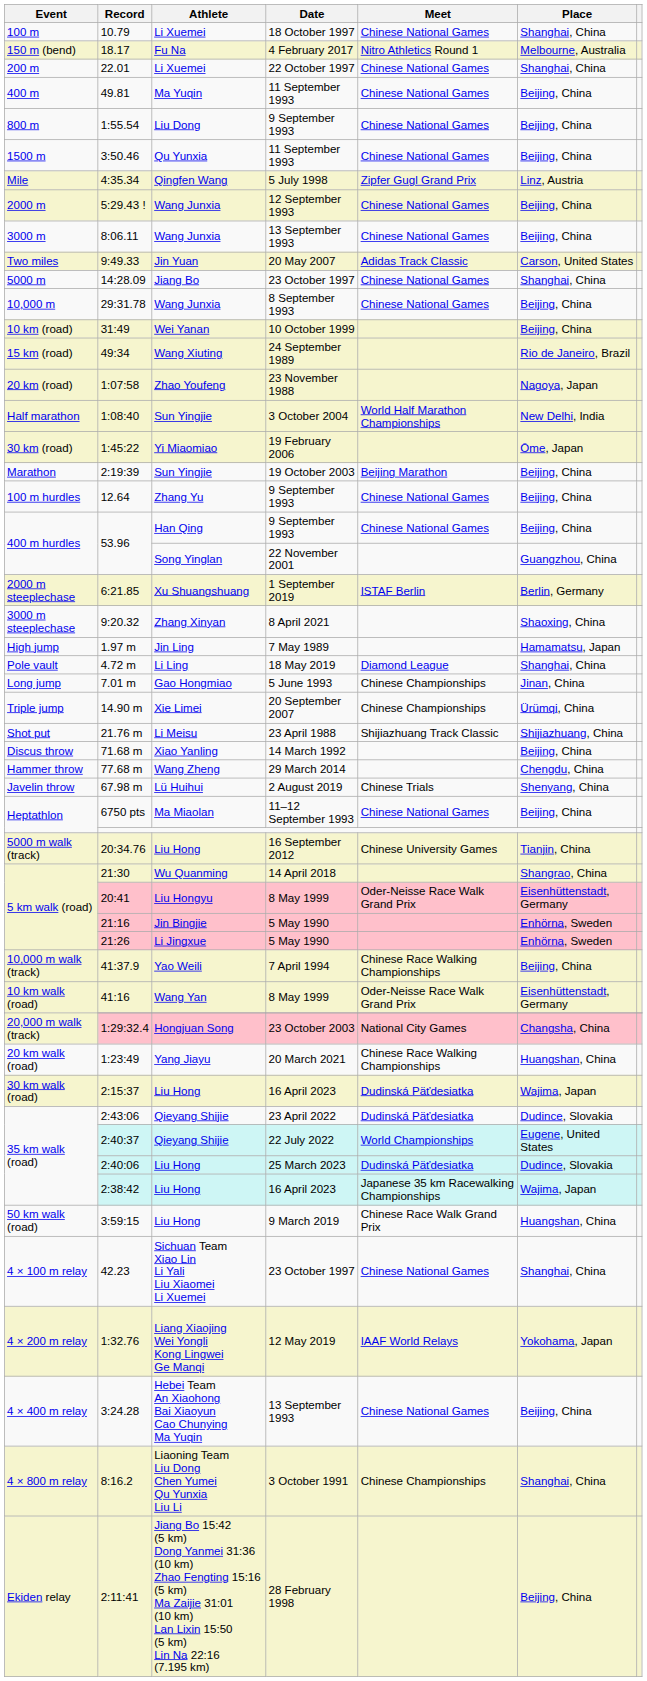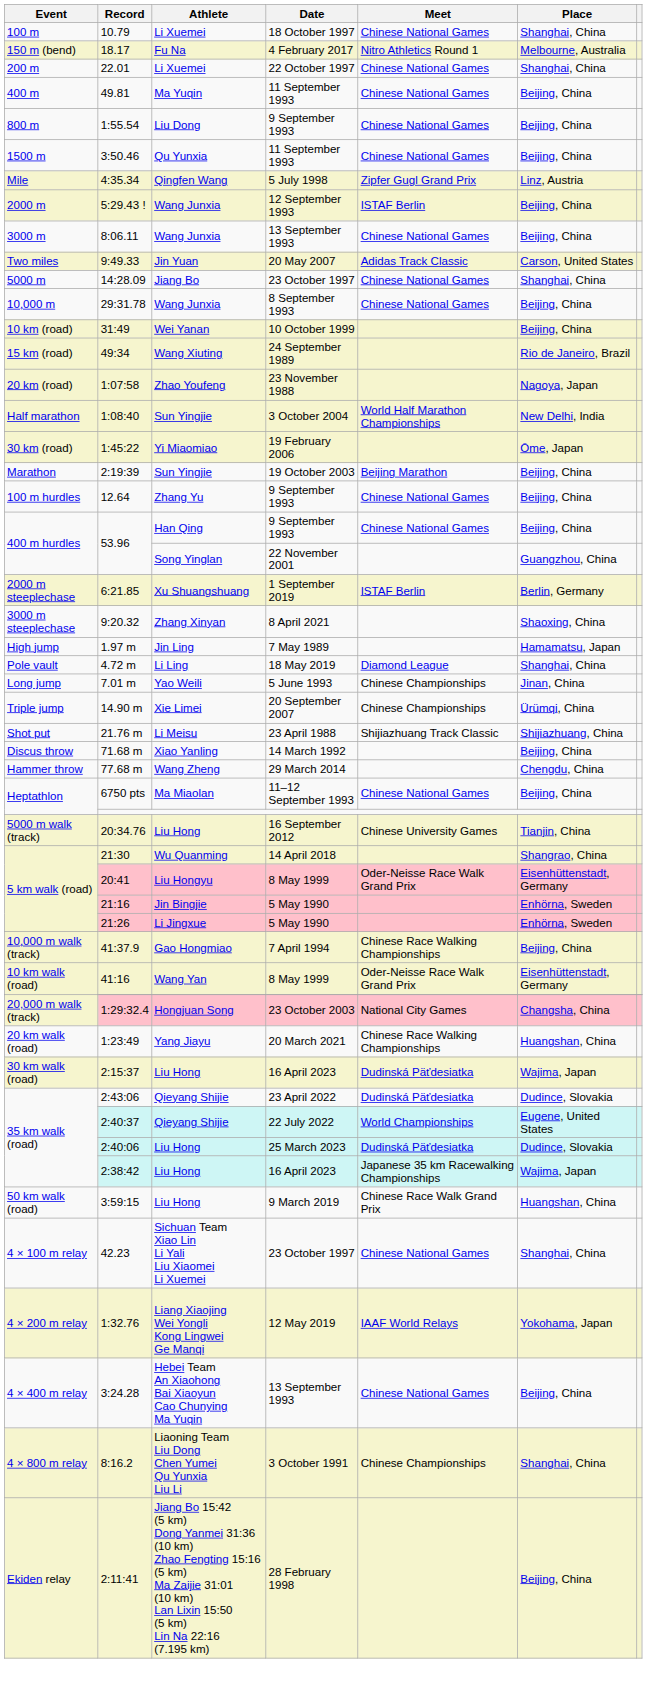(425, 205) Chinese National Games -> (393, 205) ISTAF Berlin
(193, 683) Gao Hongmiao -> (178, 683) Yao Weili
- row: (41, 787)
(178, 966) Yao Weili -> (193, 948) Gao Hongmiao
